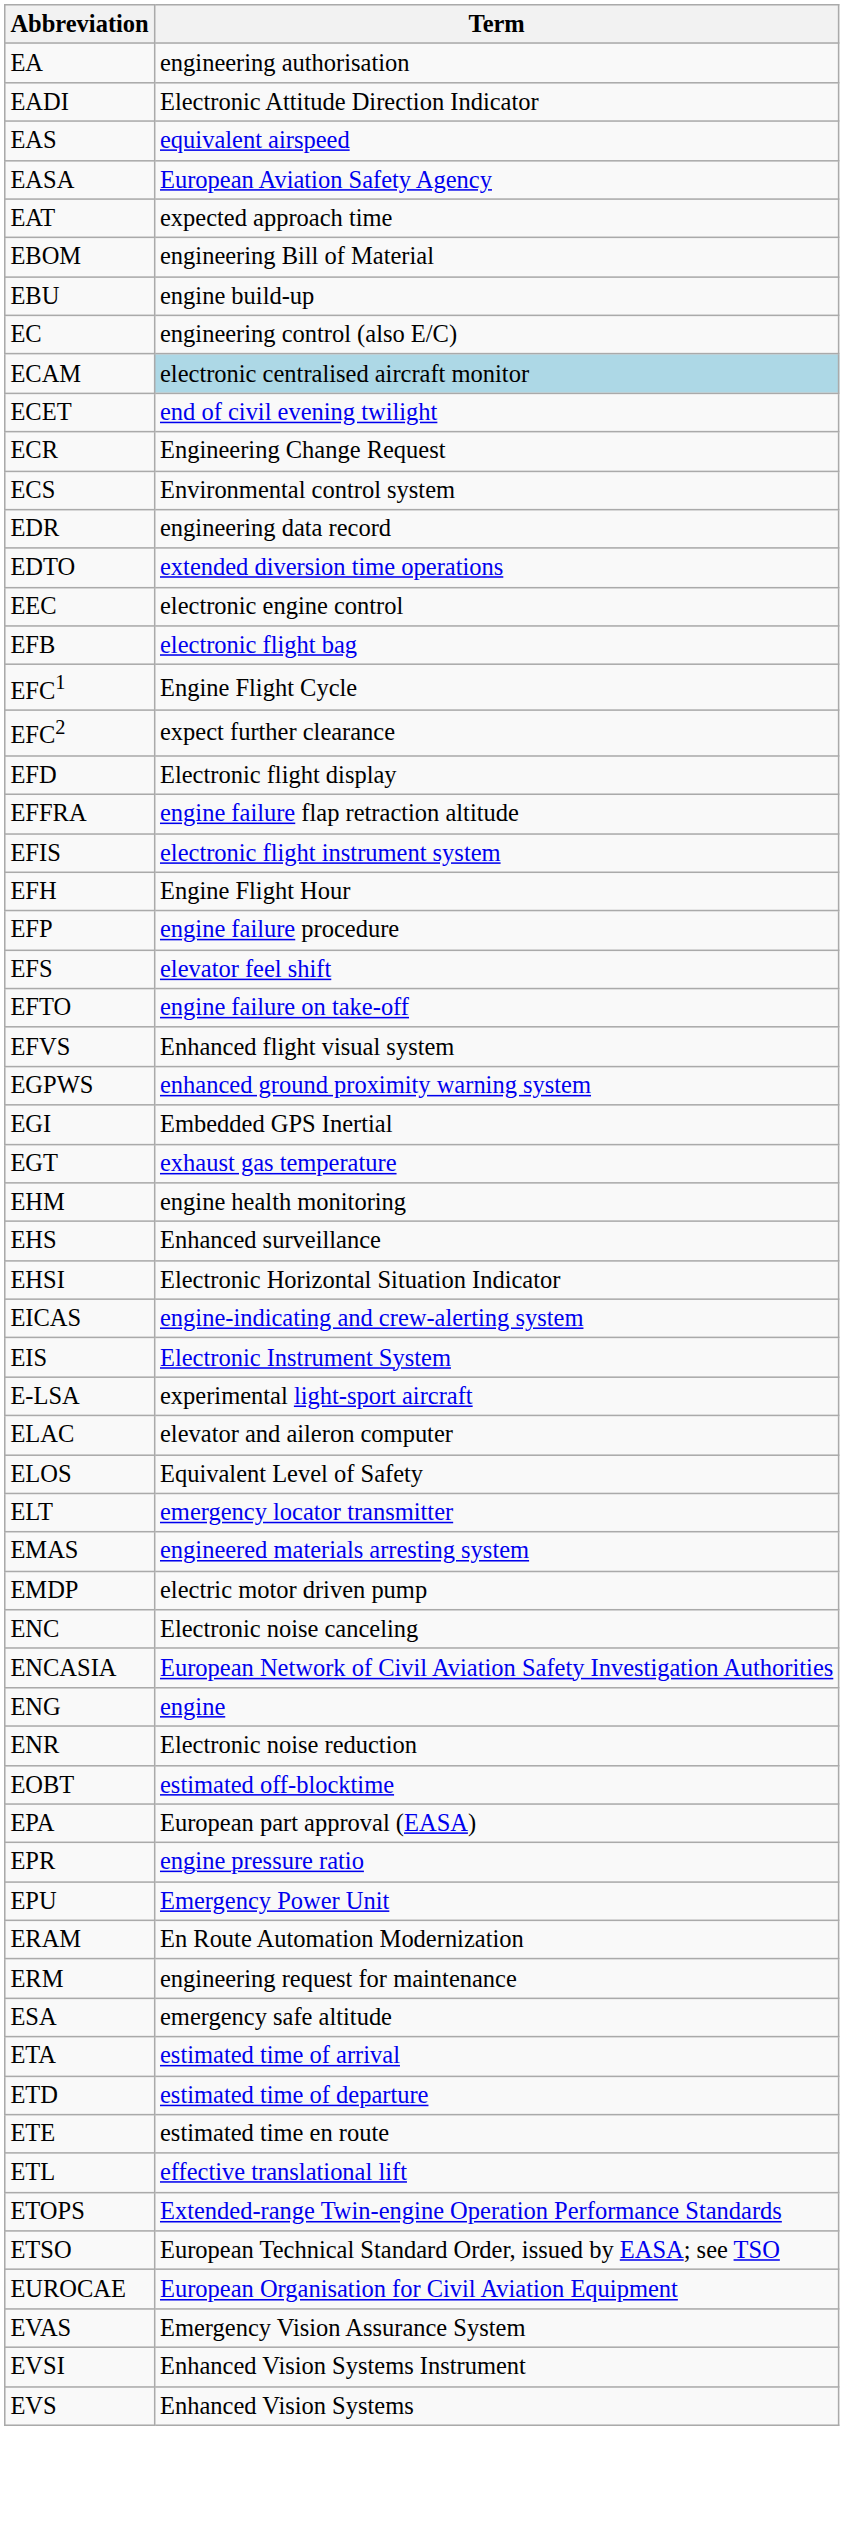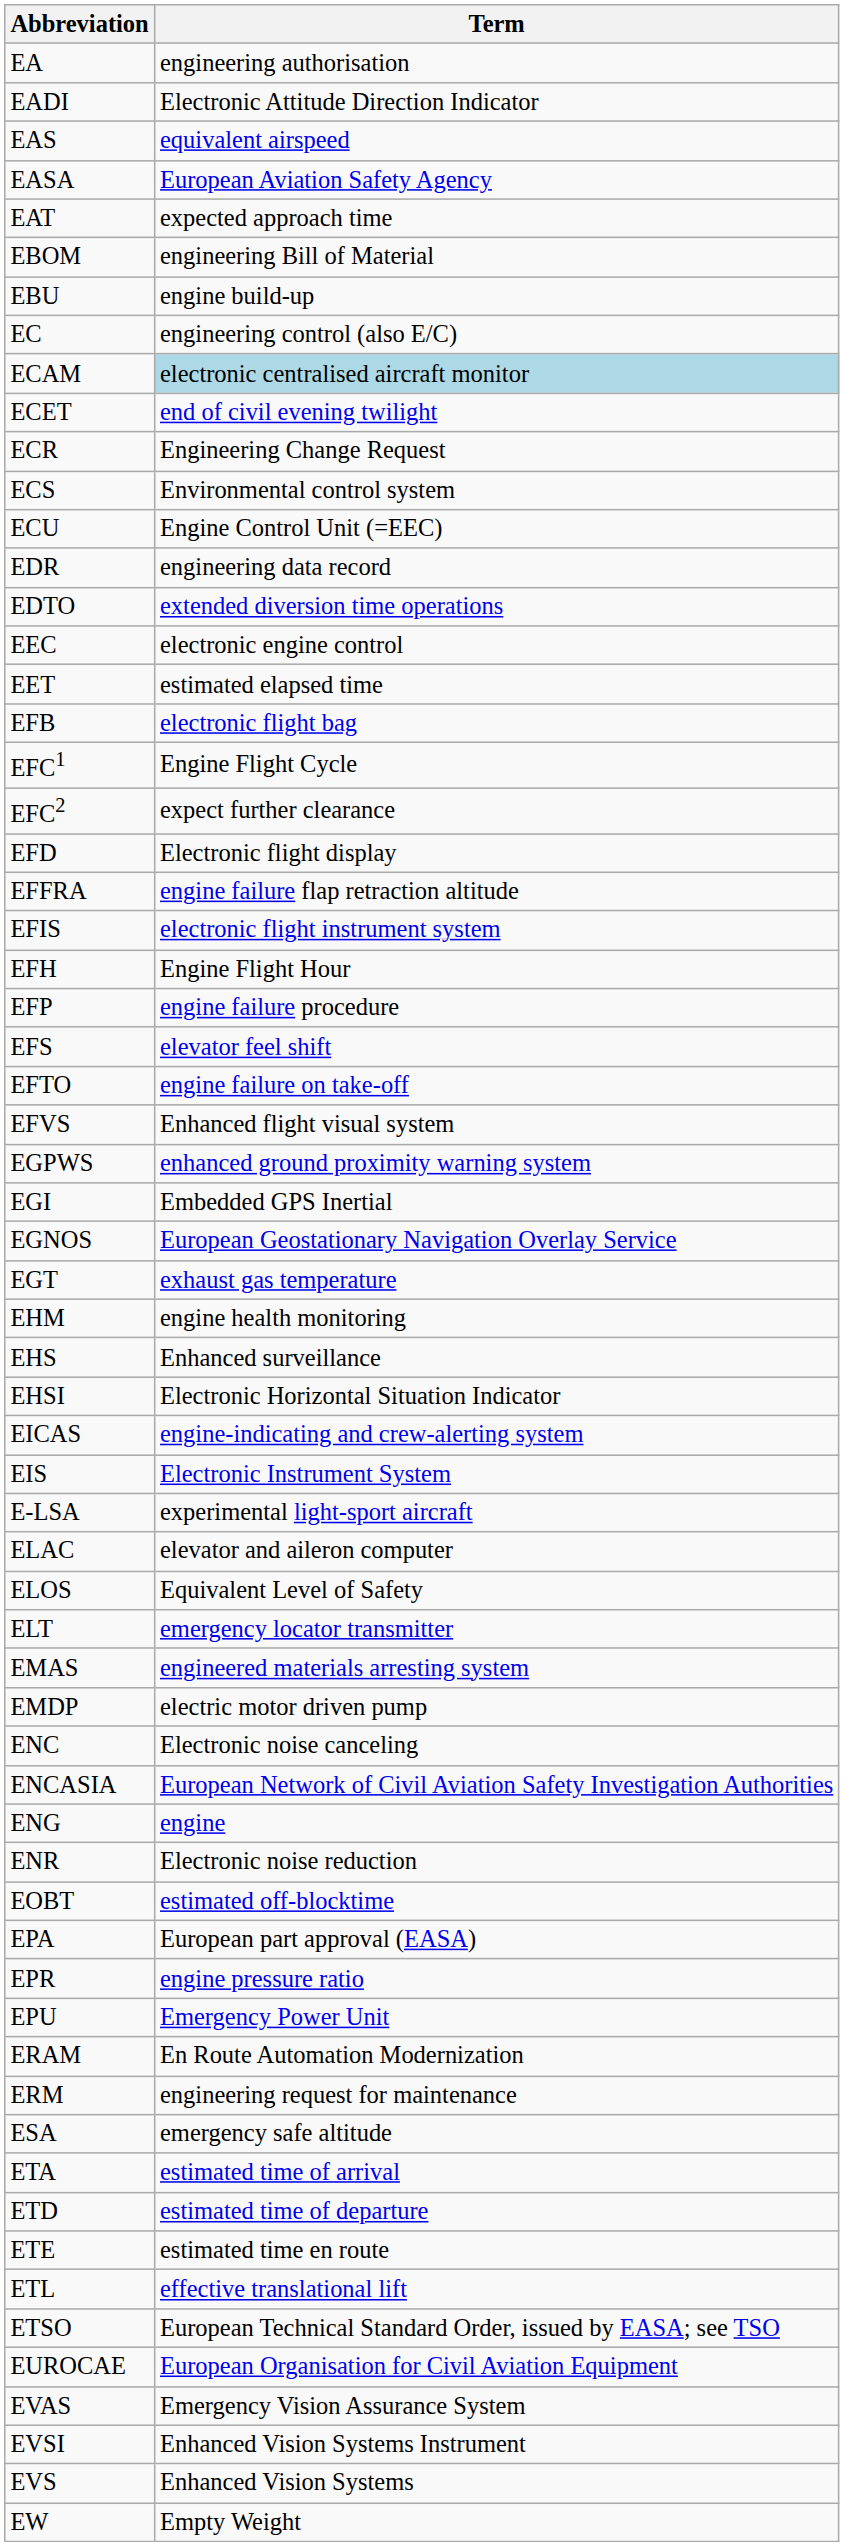+ row: (35, 528)
+ row: (33, 683)
+ row: (51, 1240)
- row: (48, 2211)
+ row: (29, 2521)
